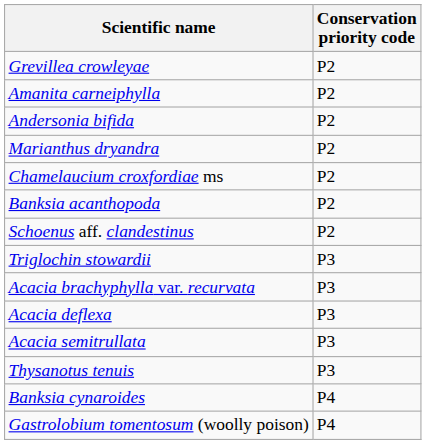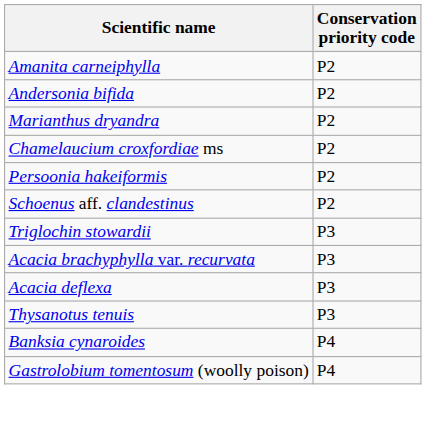- row: (79, 65)
- row: (84, 203)
+ row: (88, 176)
- row: (77, 342)
